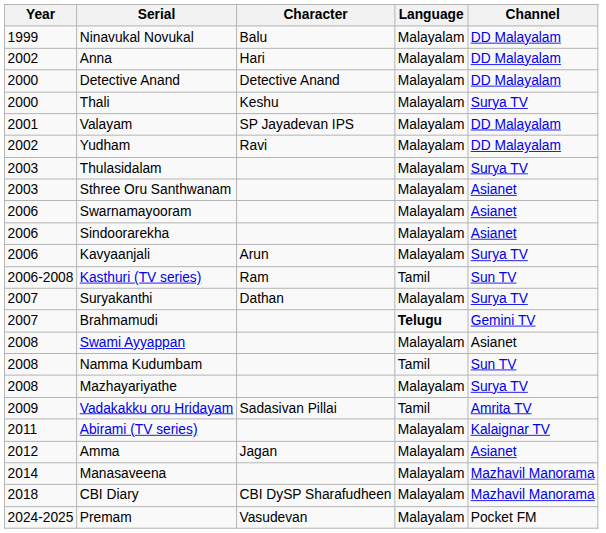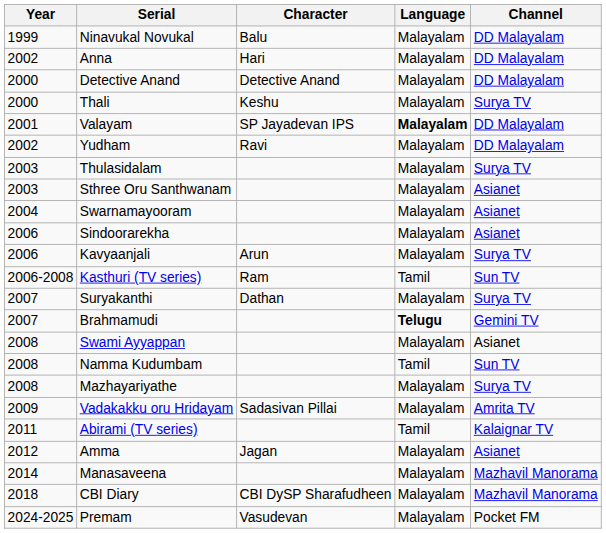(431, 124) normal -> (433, 124) bold
(23, 211) 2006 -> (23, 211) 2004
(414, 408) Tamil -> (431, 408) Malayalam
(431, 430) Malayalam -> (414, 430) Tamil
